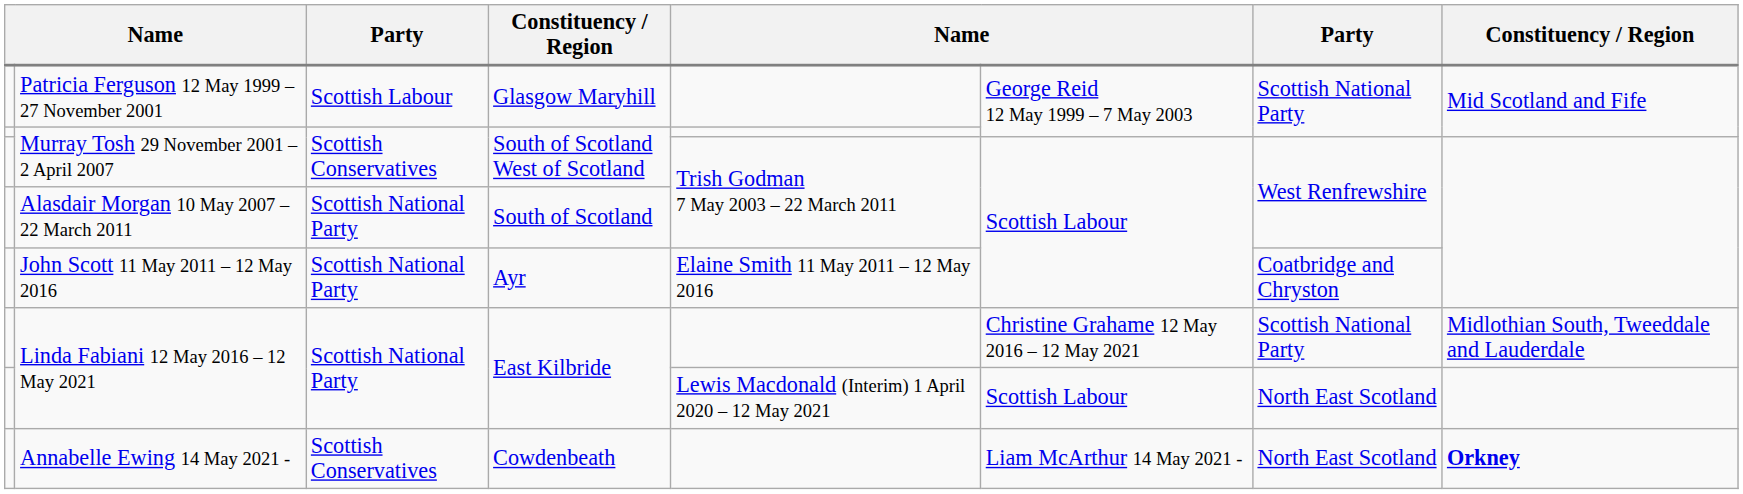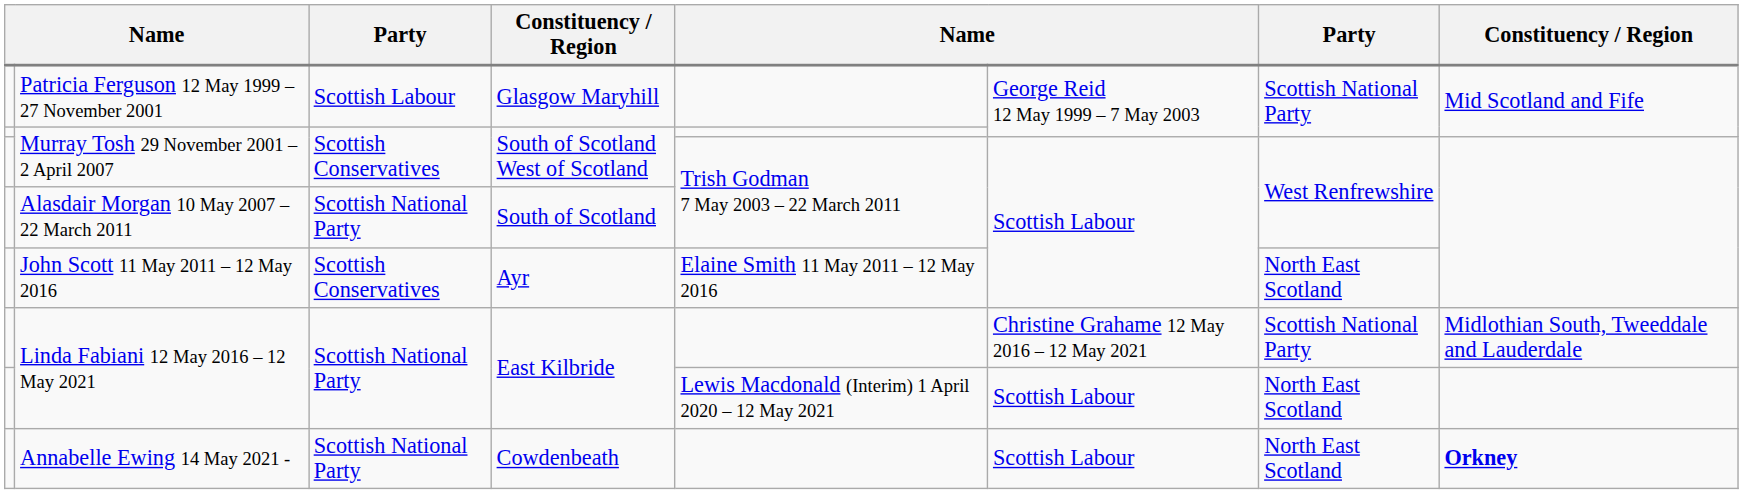(388, 277) Scottish National Party -> (377, 277) Scottish Conservatives
(1326, 277) Coatbridge and Chryston -> (1312, 277) North East Scotland
(374, 458) Scottish Conservatives -> (391, 458) Scottish National Party
(1114, 458) Liam McArthur 14 May 2021 - -> (1064, 458) Scottish Labour
